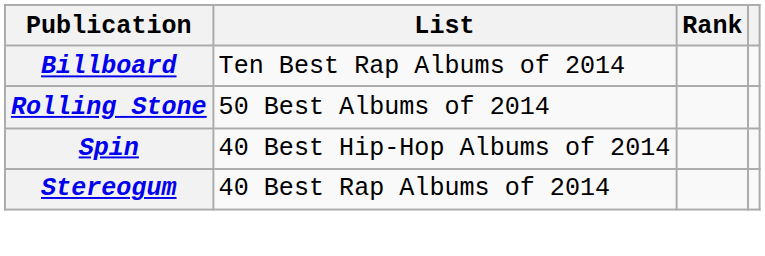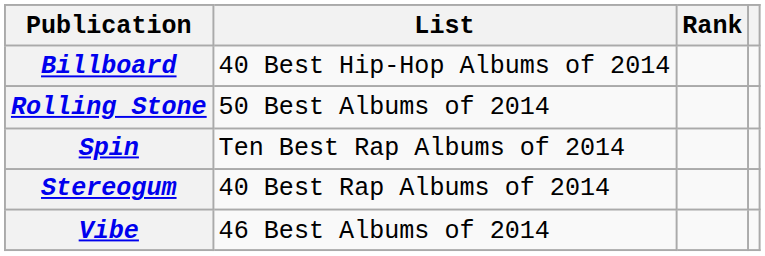(422, 66) Ten Best Rap Albums of 2014 -> (444, 66) 40 Best Hip-Hop Albums of 2014
(444, 148) 40 Best Hip-Hop Albums of 2014 -> (422, 148) Ten Best Rap Albums of 2014
+ row: (109, 230)
